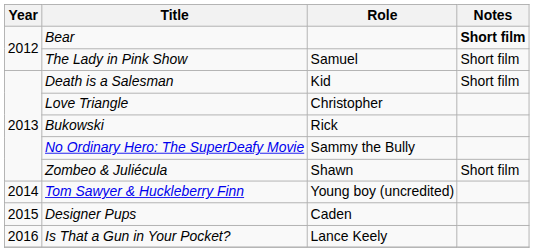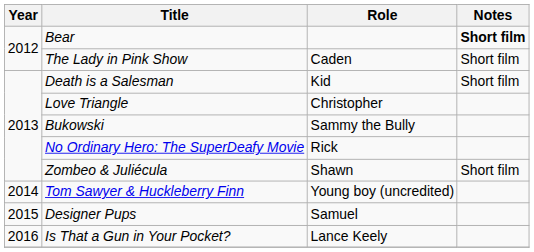(334, 59) Samuel -> (331, 59) Caden
(324, 125) Rick -> (363, 125) Sammy the Bully
(363, 147) Sammy the Bully -> (324, 147) Rick
(331, 214) Caden -> (334, 214) Samuel
